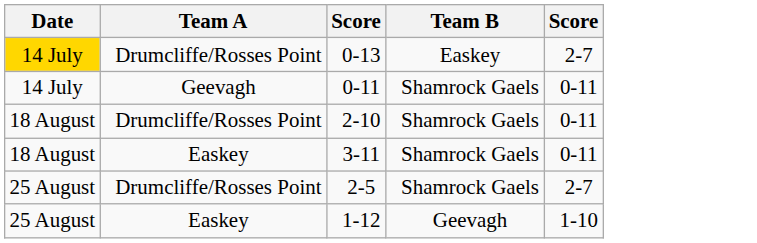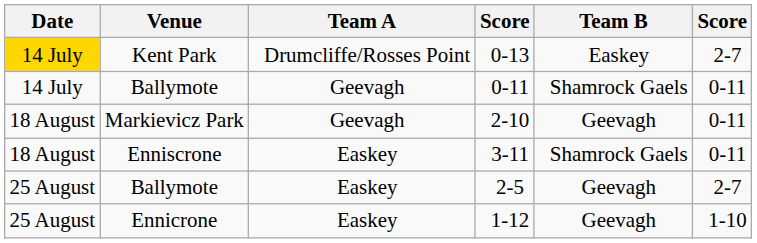+ column: (174, 21)
(213, 120) Drumcliffe/Rosses Point -> (362, 120) Geevagh
(465, 120) Shamrock Gaels -> (614, 120) Geevagh
(213, 187) Drumcliffe/Rosses Point -> (362, 187) Easkey
(465, 187) Shamrock Gaels -> (614, 187) Geevagh
